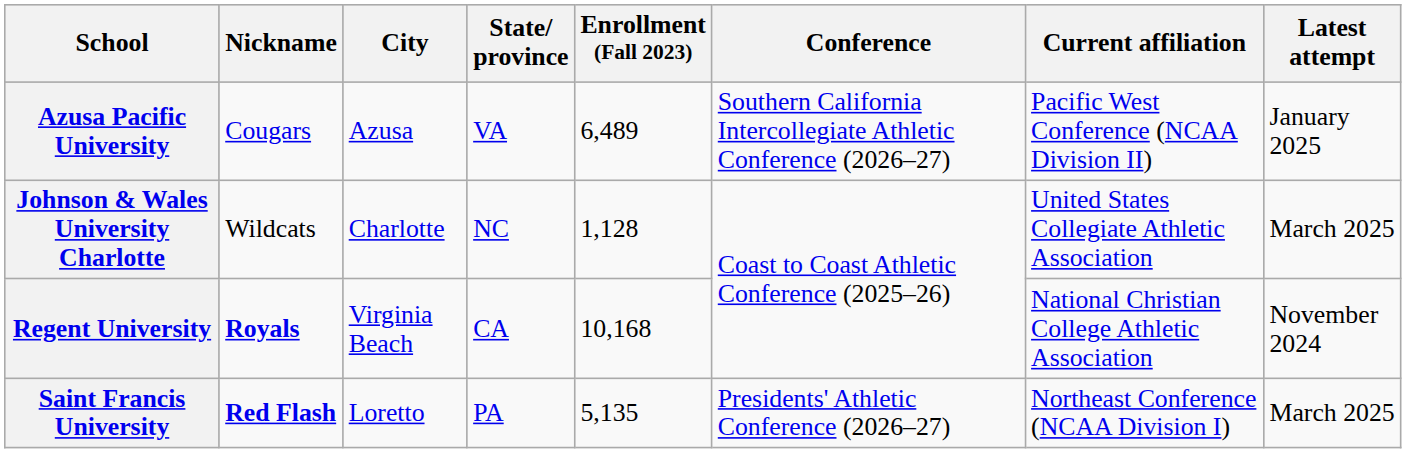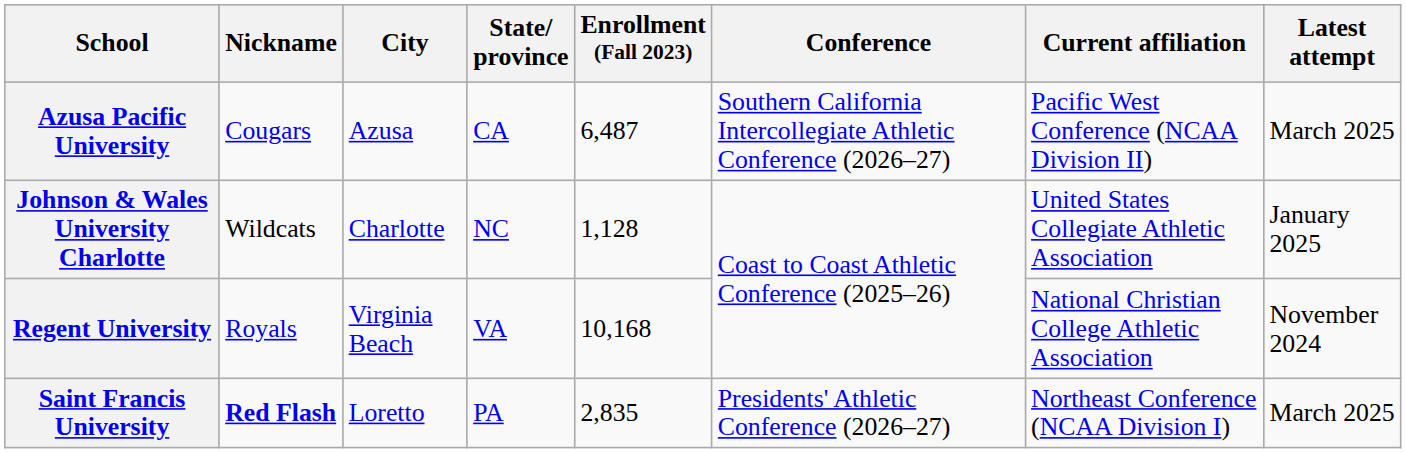(490, 130) VA -> (491, 130) CA
(609, 130) 6,489 -> (609, 130) 6,487
(1310, 130) January 2025 -> (1332, 130) March 2025
(1332, 229) March 2025 -> (1310, 229) January 2025
(262, 328) bold -> (261, 328) normal
(491, 328) CA -> (490, 328) VA
(609, 412) 5,135 -> (609, 412) 2,835
